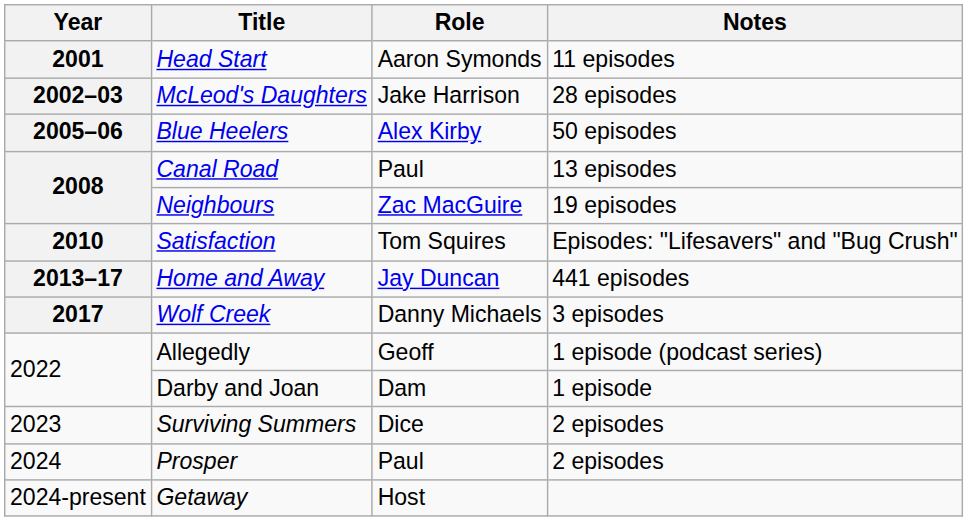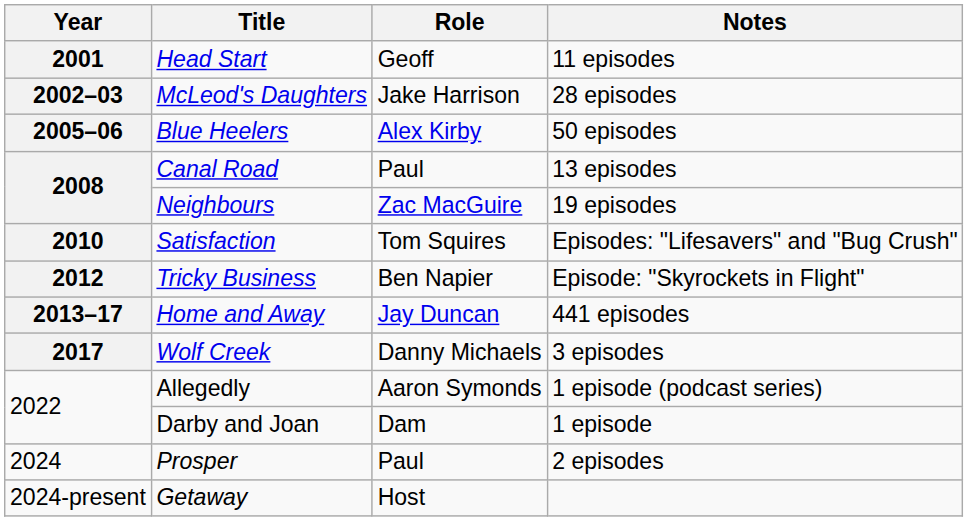(460, 59) Aaron Symonds -> (406, 59) Geoff
+ row: (236, 278)
(406, 351) Geoff -> (460, 388) Aaron Symonds
- row: (256, 424)
